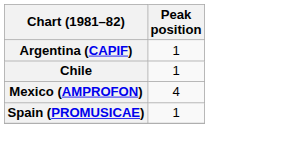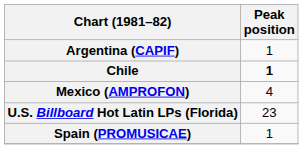(176, 71) normal -> (269, 71) bold
+ row: (123, 112)
